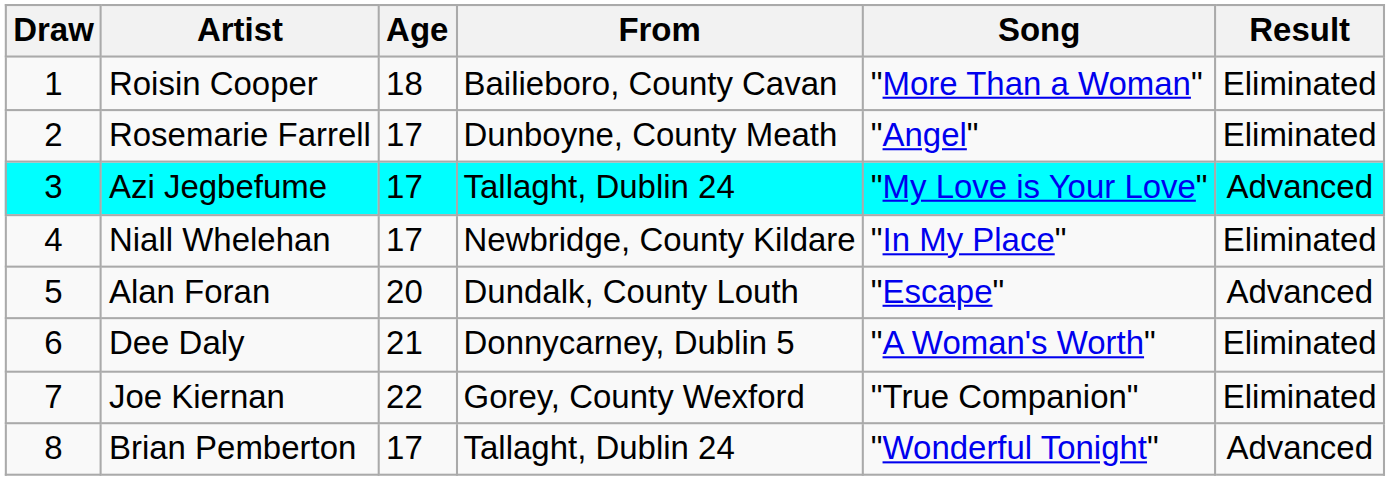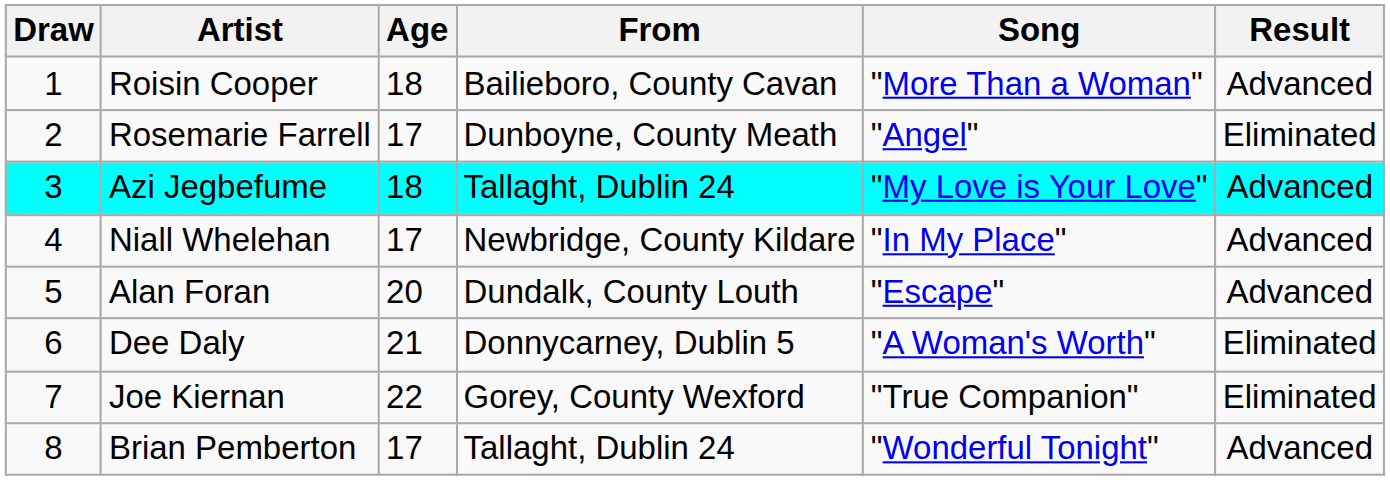(1300, 82) Eliminated -> (1300, 82) Advanced
(404, 187) 17 -> (404, 187) 18
(1300, 239) Eliminated -> (1300, 239) Advanced
